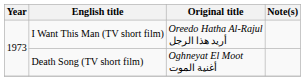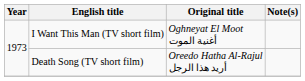(216, 34) Oreedo Hatha Al-Rajul أريد هذا الرجل -> (206, 34) Oghneyat El Moot أغنية الموت
(206, 62) Oghneyat El Moot أغنية الموت -> (216, 62) Oreedo Hatha Al-Rajul أريد هذا الرجل
